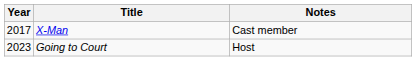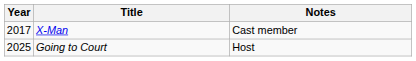(19, 47) 2023 -> (19, 47) 2025
